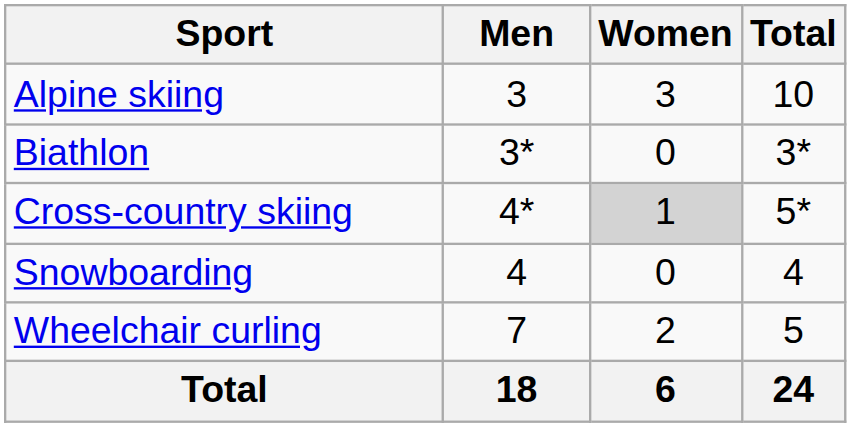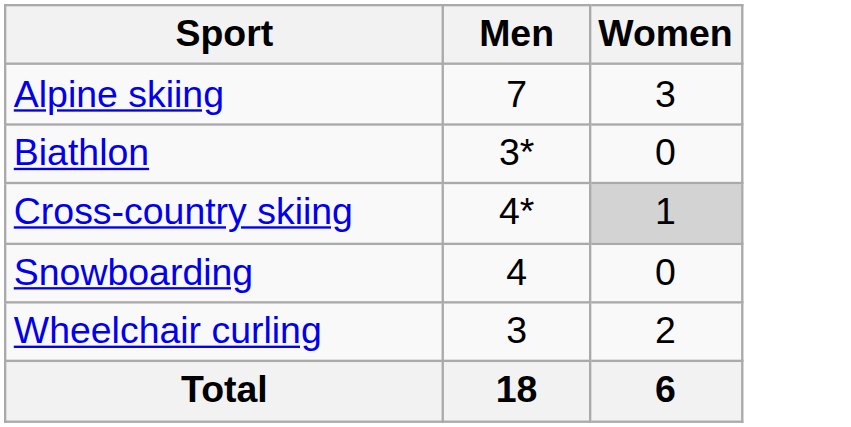- column: (793, 34)
(517, 93) 3 -> (517, 93) 7
(517, 331) 7 -> (517, 331) 3
